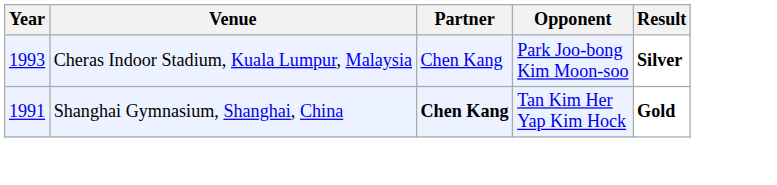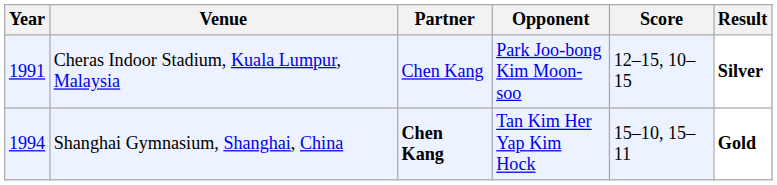+ column: (661, 19)
(27, 60) 1993 -> (27, 71) 1991
(27, 111) 1991 -> (27, 143) 1994
